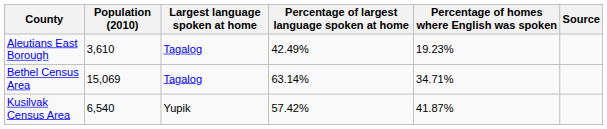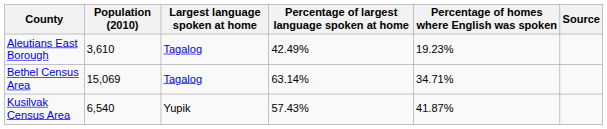(290, 109) 57.42% -> (290, 109) 57.43%
